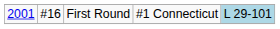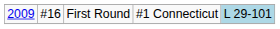(21, 14) 2001 -> (21, 14) 2009
